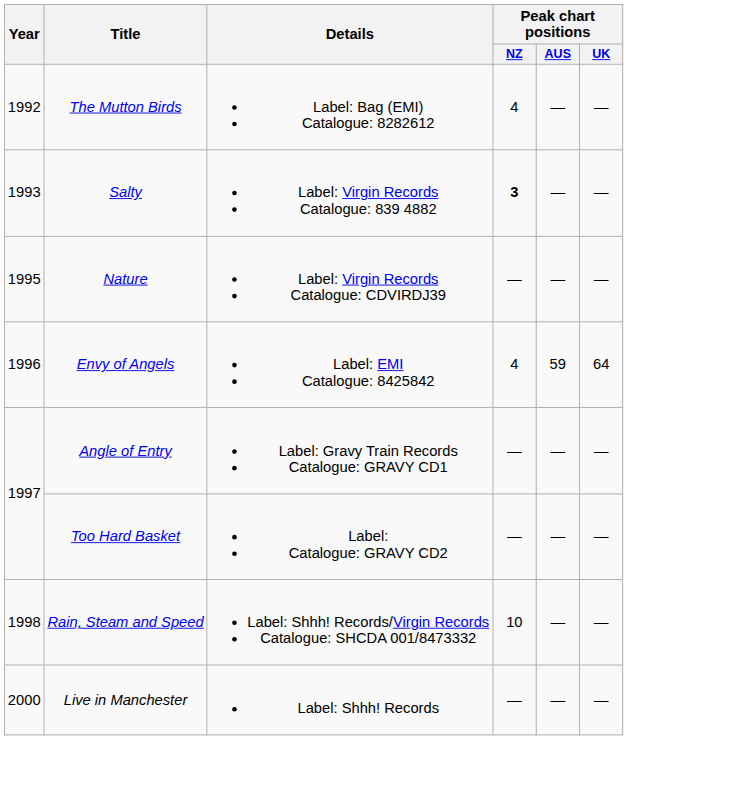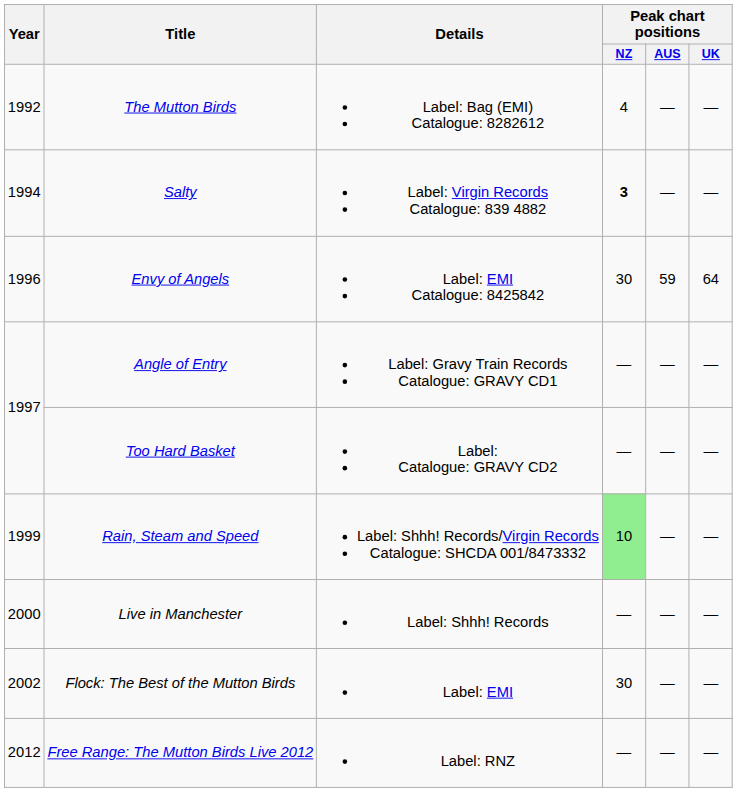(24, 192) 1993 -> (24, 192) 1994
- row: (126, 278)
(514, 364) 4 -> (624, 278) 30
(24, 622) 1998 -> (24, 536) 1999
(514, 622) no background -> (624, 536) lightgreen background
+ row: (180, 683)
+ row: (180, 752)
